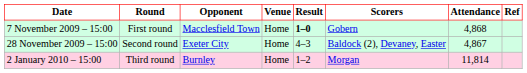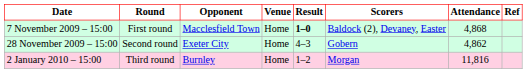(343, 28) Gobern -> (387, 28) Baldock (2), Devaney, Easter
(387, 44) Baldock (2), Devaney, Easter -> (343, 44) Gobern
(475, 44) 4,867 -> (475, 44) 4,862
(475, 60) 11,814 -> (475, 60) 11,816
